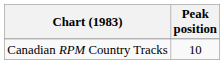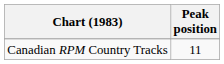(195, 49) 10 -> (195, 49) 11
